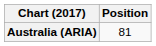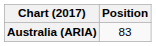(125, 32) 81 -> (125, 32) 83
